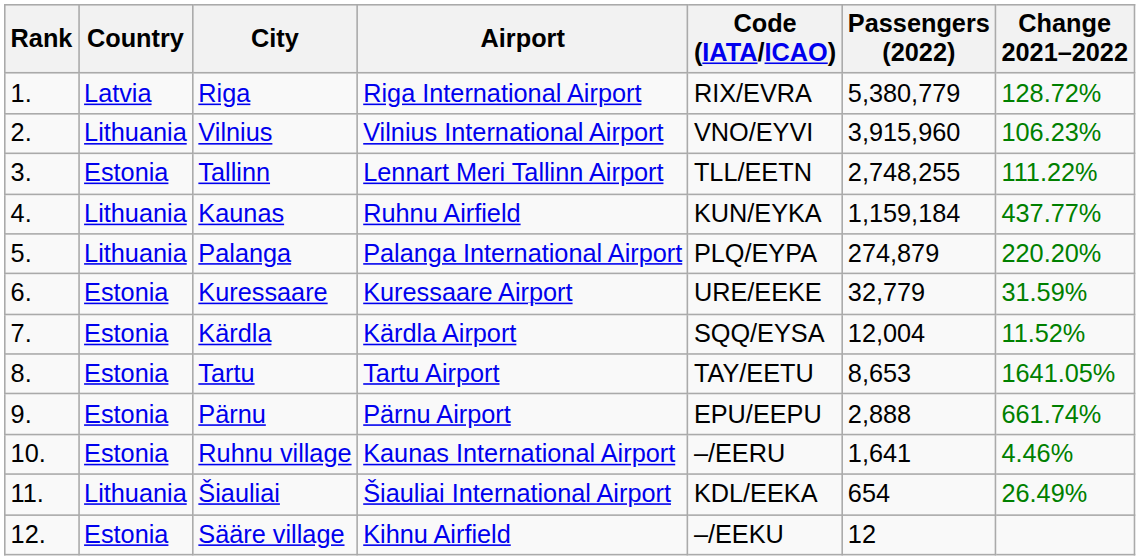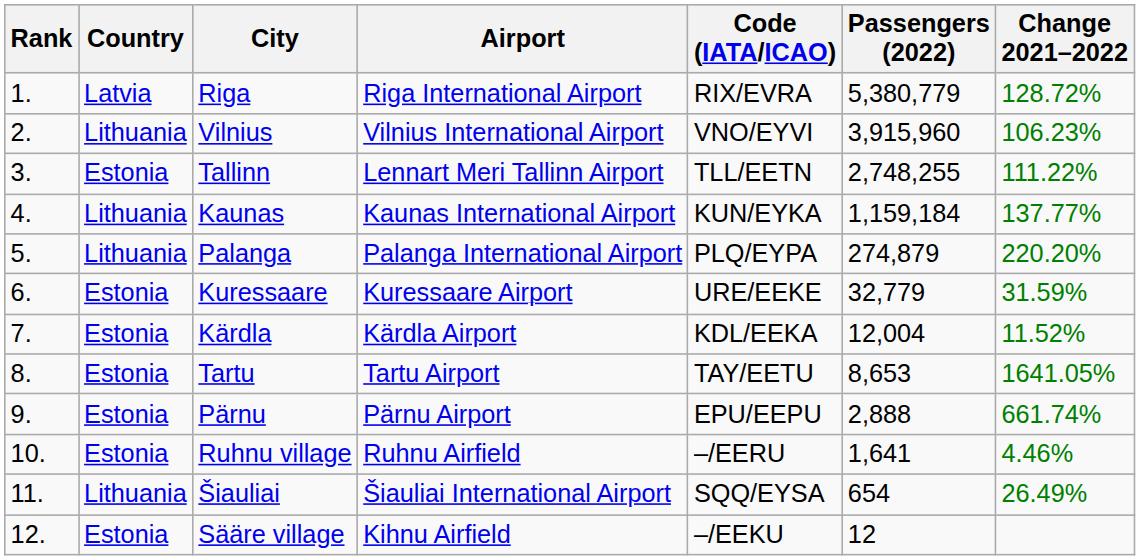(442, 213) Ruhnu Airfield -> (519, 213) Kaunas International Airport
(1051, 213) 437.77% -> (1051, 213) 137.77%
(759, 333) SQQ/EYSA -> (756, 333) KDL/EEKA
(519, 453) Kaunas International Airport -> (442, 453) Ruhnu Airfield
(756, 494) KDL/EEKA -> (759, 494) SQQ/EYSA
